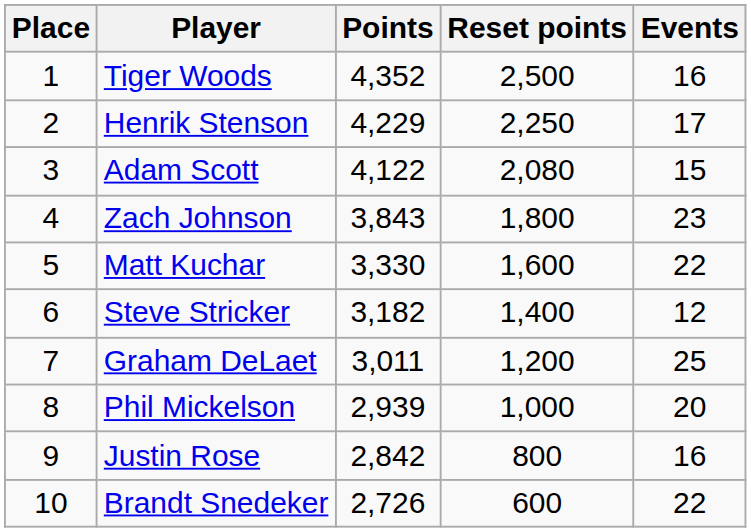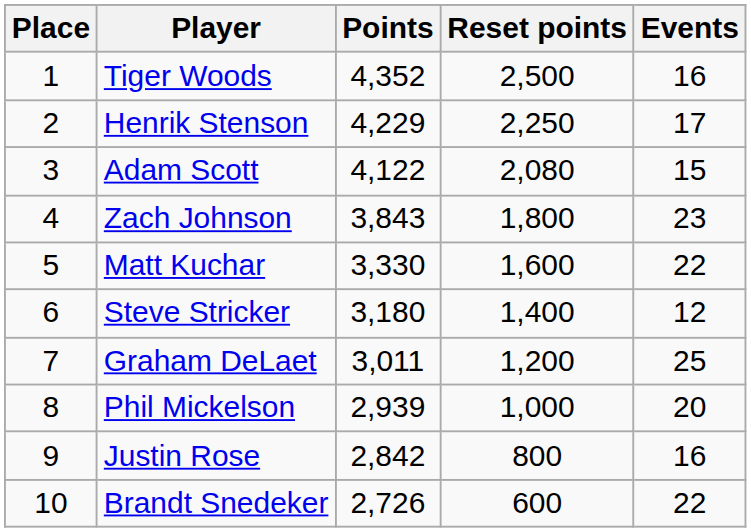(388, 312) 3,182 -> (388, 312) 3,180
